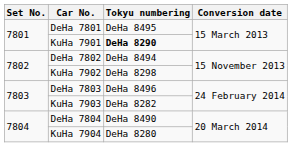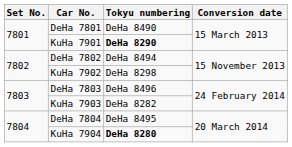(131, 27) DeHa 8495 -> (131, 27) DeHa 8490
(131, 119) DeHa 8490 -> (131, 119) DeHa 8495
(131, 134) normal -> (131, 134) bold
